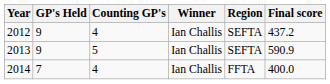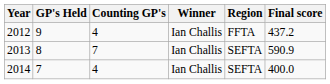(245, 32) SEFTA -> (241, 32) FFTA
(39, 50) 9 -> (39, 50) 8
(95, 50) 5 -> (95, 50) 7
(241, 69) FFTA -> (245, 69) SEFTA
